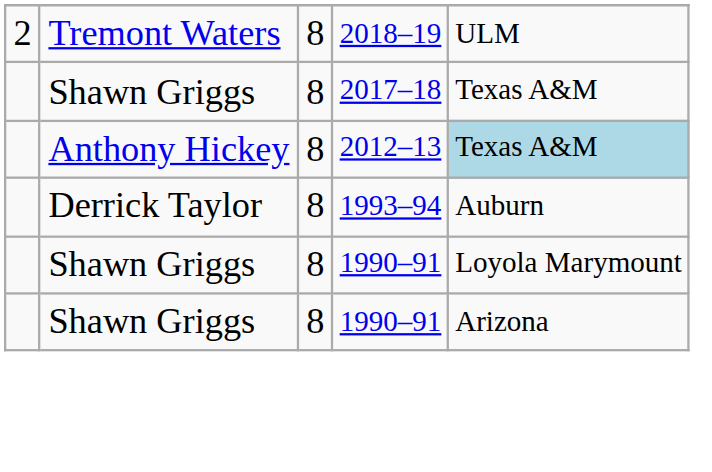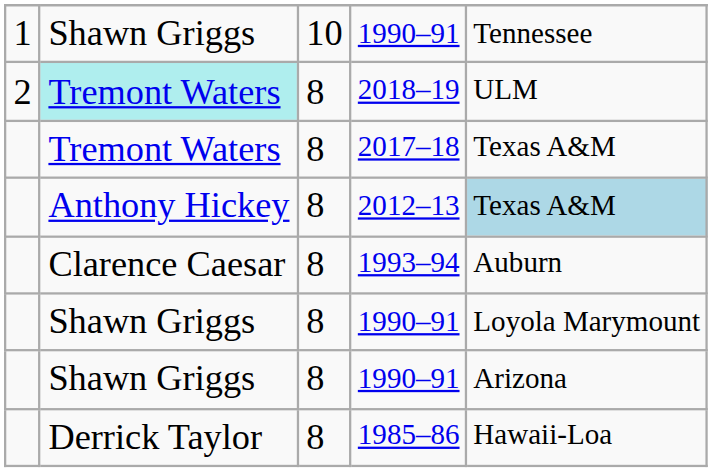+ row: (23, 33)
(164, 33) no background -> (164, 90) paleturquoise background
(152, 90) Shawn Griggs -> (164, 148) Tremont Waters
(155, 206) Derrick Taylor -> (167, 263) Clarence Caesar
+ row: (23, 437)
